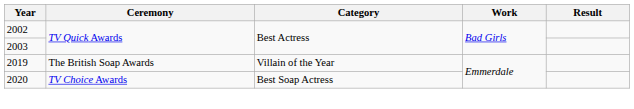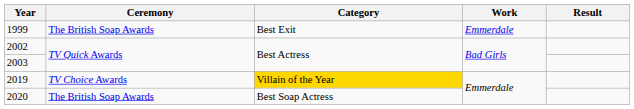+ row: (17, 29)
(101, 63) The British Soap Awards -> (88, 79) TV Choice Awards
(295, 63) no background -> (295, 79) gold background
(88, 79) TV Choice Awards -> (101, 96) The British Soap Awards
